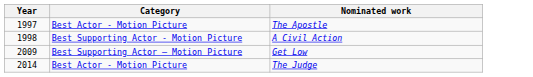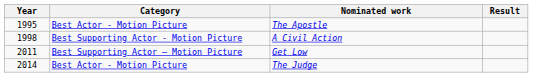+ column: (505, 11)
(27, 25) 1997 -> (27, 25) 1995
(27, 52) 2009 -> (27, 52) 2011
